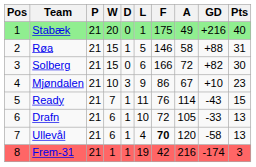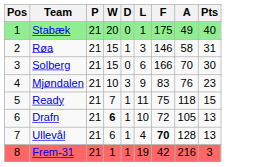- column: (213, 13)
(143, 48) 5 -> (143, 48) 3
(187, 65) 72 -> (187, 65) 70
(163, 83) 86 -> (163, 83) 83
(187, 83) 67 -> (187, 83) 76
(163, 100) 76 -> (163, 100) 75
(187, 100) 114 -> (187, 100) 118
(112, 118) normal -> (112, 118) bold
(187, 135) 120 -> (187, 135) 128
